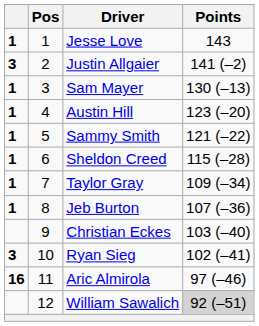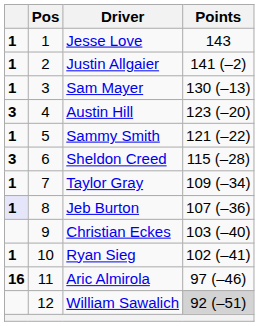(12, 64) 3 -> (12, 64) 1
(12, 112) 1 -> (12, 112) 3
(12, 160) 1 -> (12, 160) 3
(12, 207) no background -> (12, 207) lavender background
(12, 255) 3 -> (12, 255) 1
